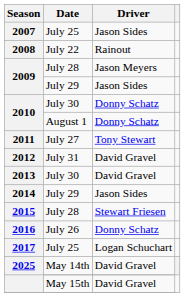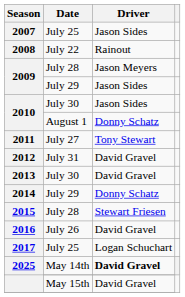(127, 103) Donny Schatz -> (121, 103) Jason Sides
(121, 193) Jason Sides -> (127, 193) Donny Schatz
(127, 229) Donny Schatz -> (126, 229) David Gravel
(126, 265) normal -> (127, 265) bold
